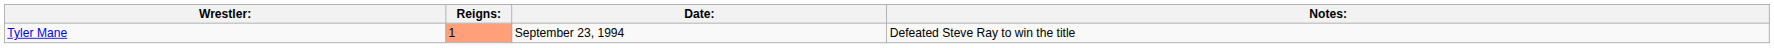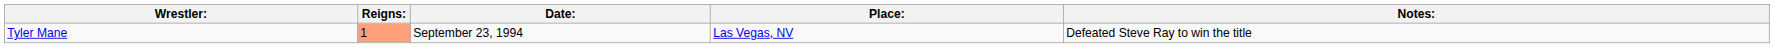+ column: (887, 14)
